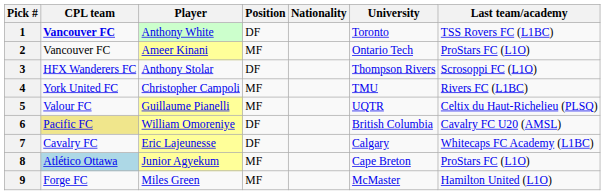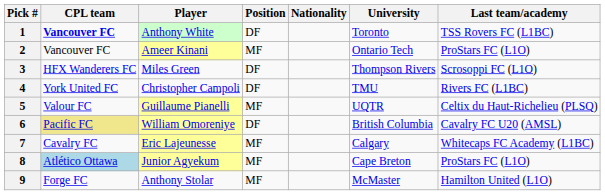(177, 69) Anthony Stolar -> (171, 69) Miles Green
(254, 87) MF -> (253, 87) DF
(253, 143) DF -> (254, 143) MF
(171, 180) Miles Green -> (177, 180) Anthony Stolar
